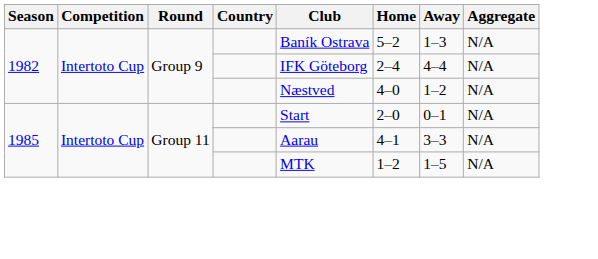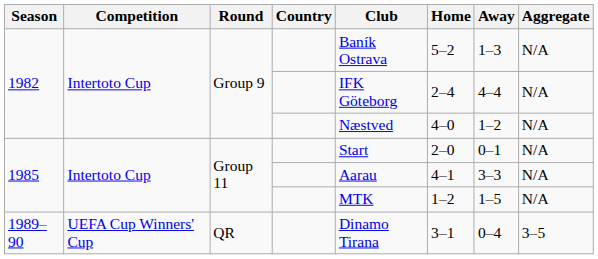+ row: (27, 232)
